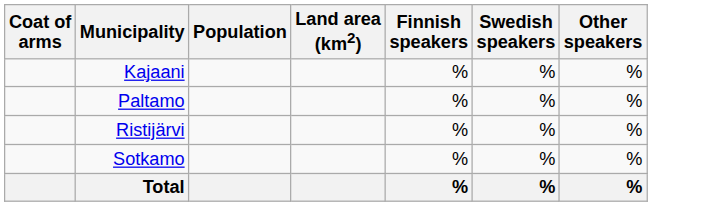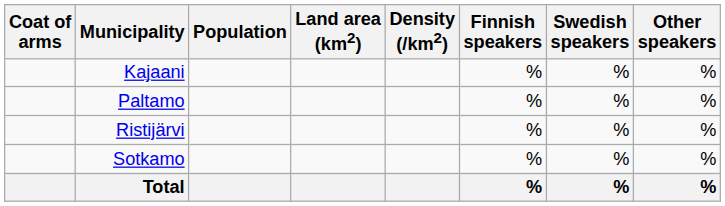+ column: (422, 32)
